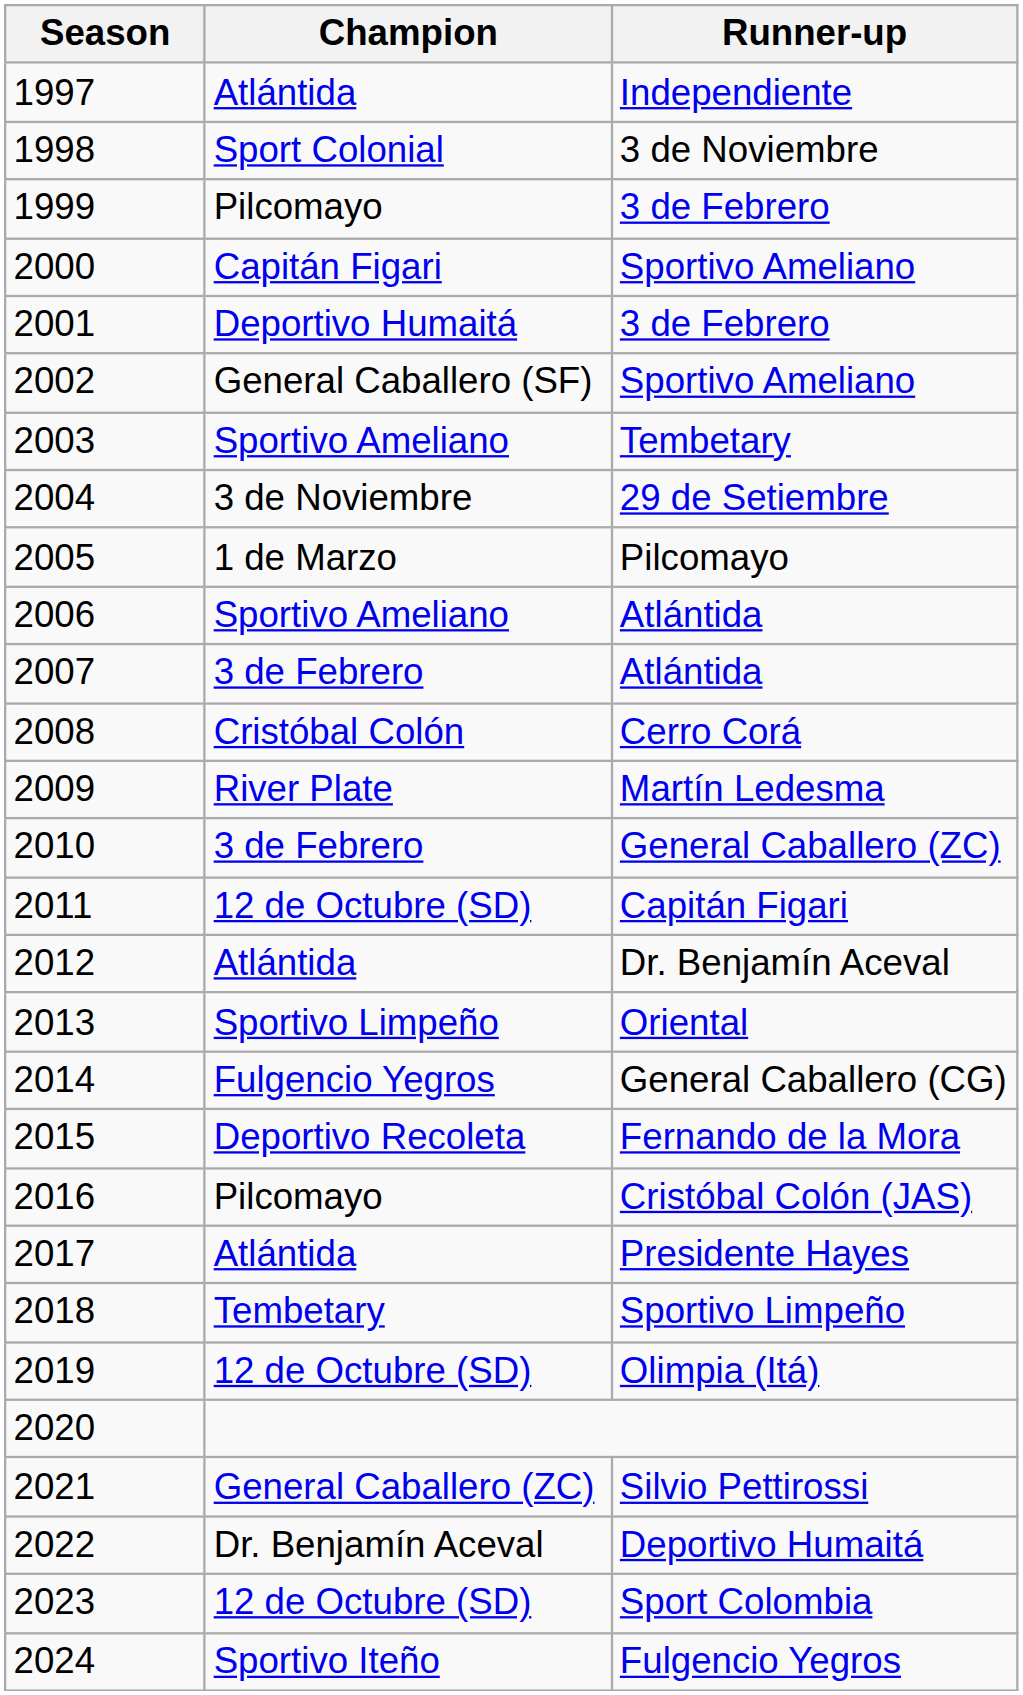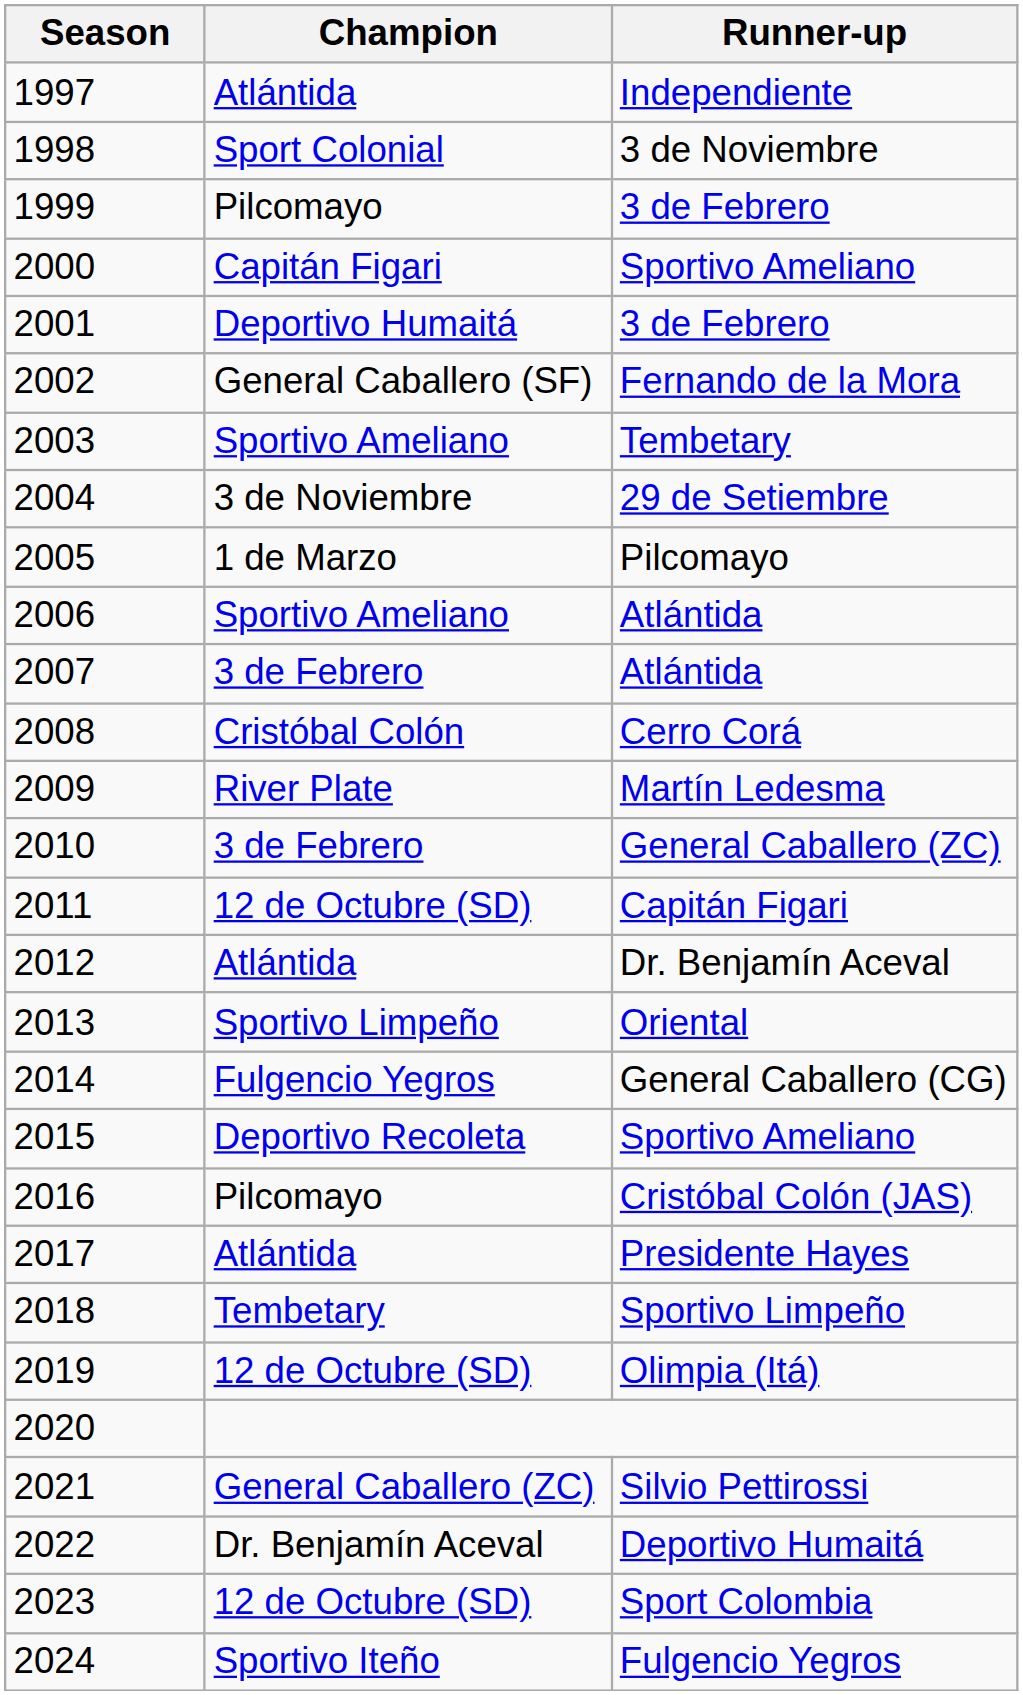(768, 382) Sportivo Ameliano -> (790, 382) Fernando de la Mora
(790, 1137) Fernando de la Mora -> (768, 1137) Sportivo Ameliano
